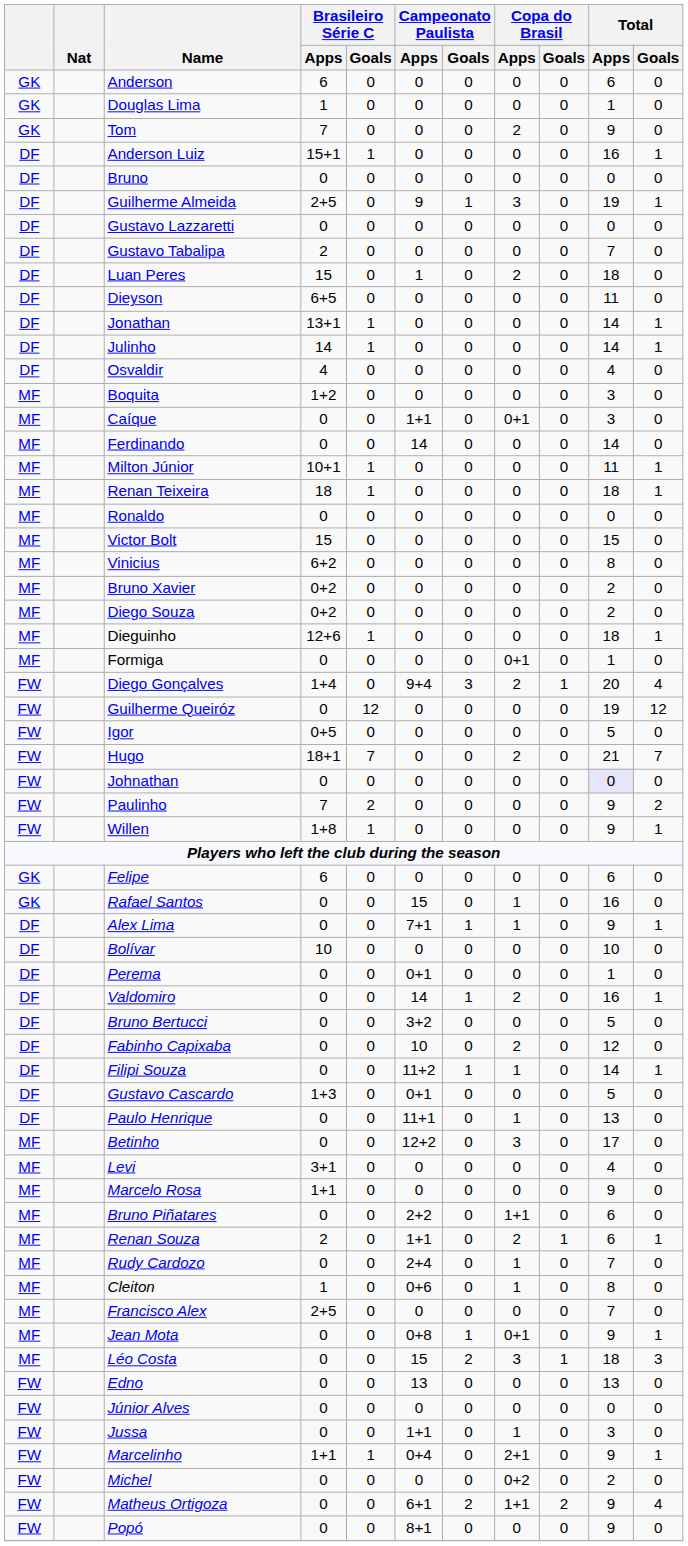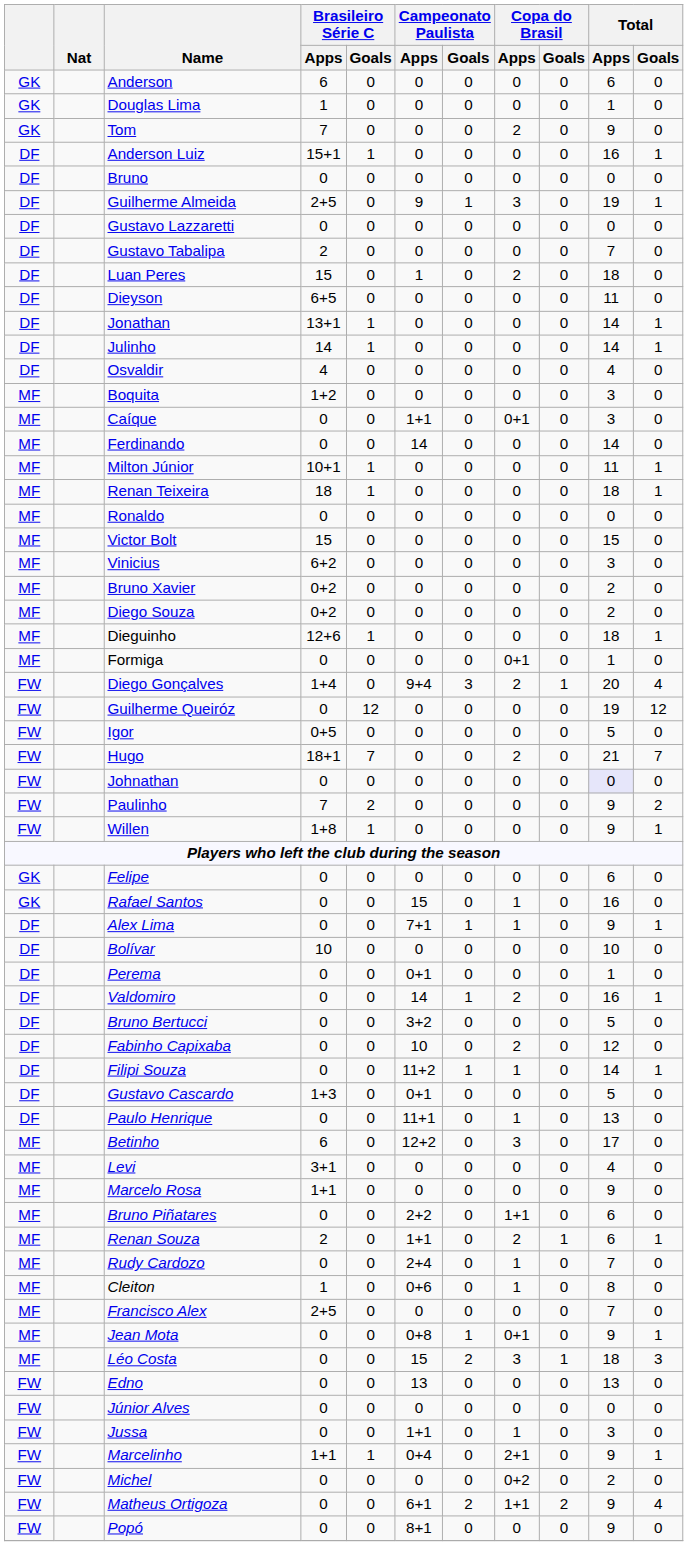(611, 563) 8 -> (611, 563) 3
(323, 877) 6 -> (323, 877) 0
(323, 1142) 0 -> (323, 1142) 6
